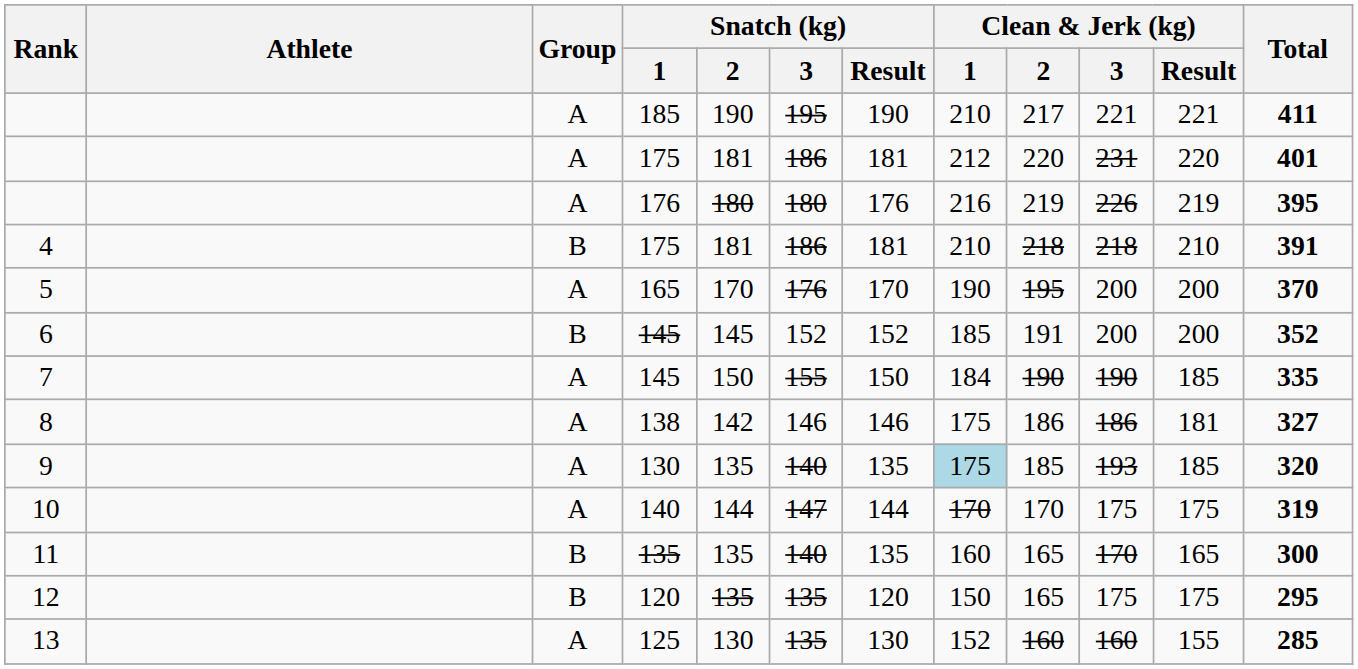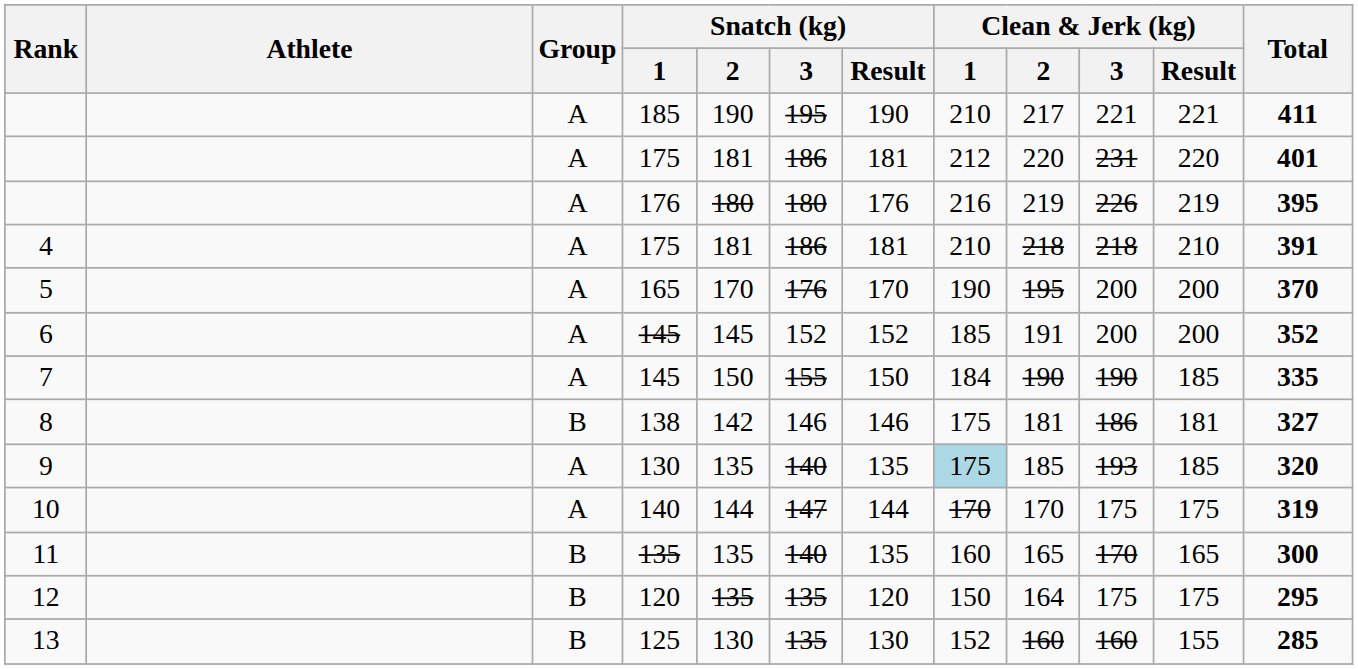(577, 245) B -> (577, 245) A
(577, 333) B -> (577, 333) A
(577, 421) A -> (577, 421) B
(1043, 421) 186 -> (1043, 421) 181
(1043, 597) 165 -> (1043, 597) 164
(577, 641) A -> (577, 641) B
